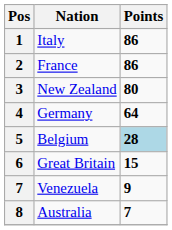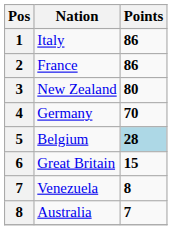(131, 114) 64 -> (131, 114) 70
(127, 187) 9 -> (127, 187) 8
